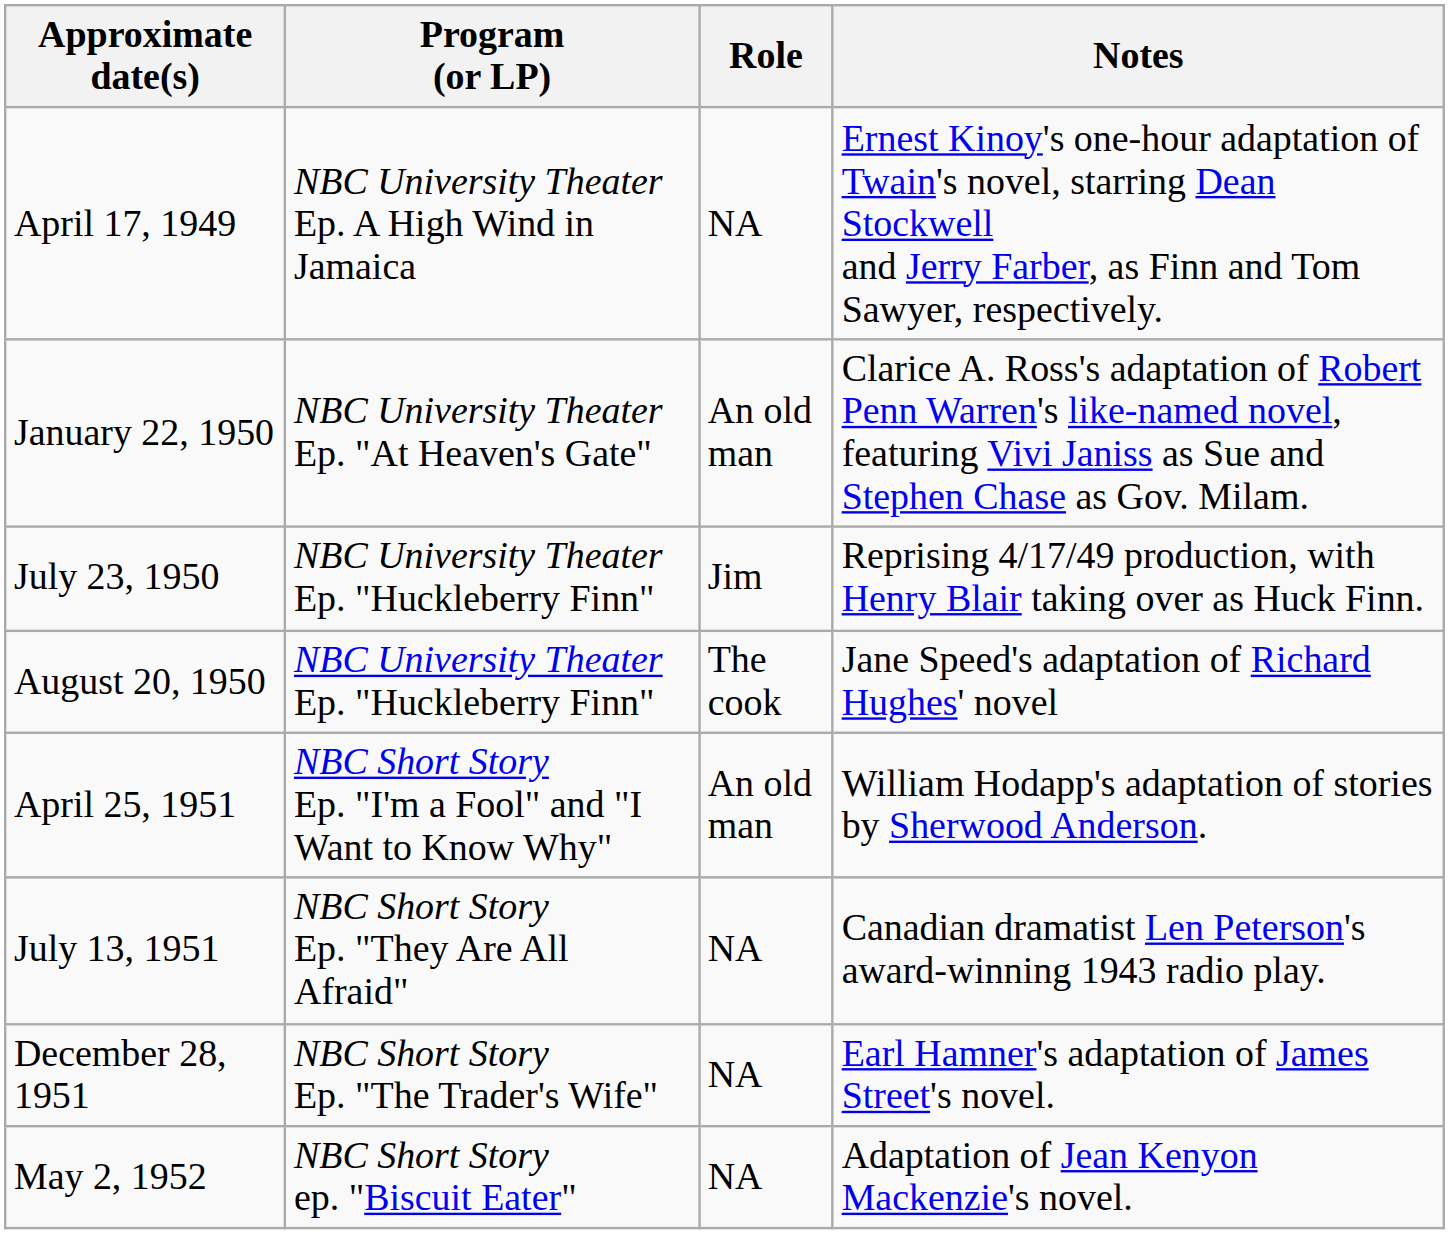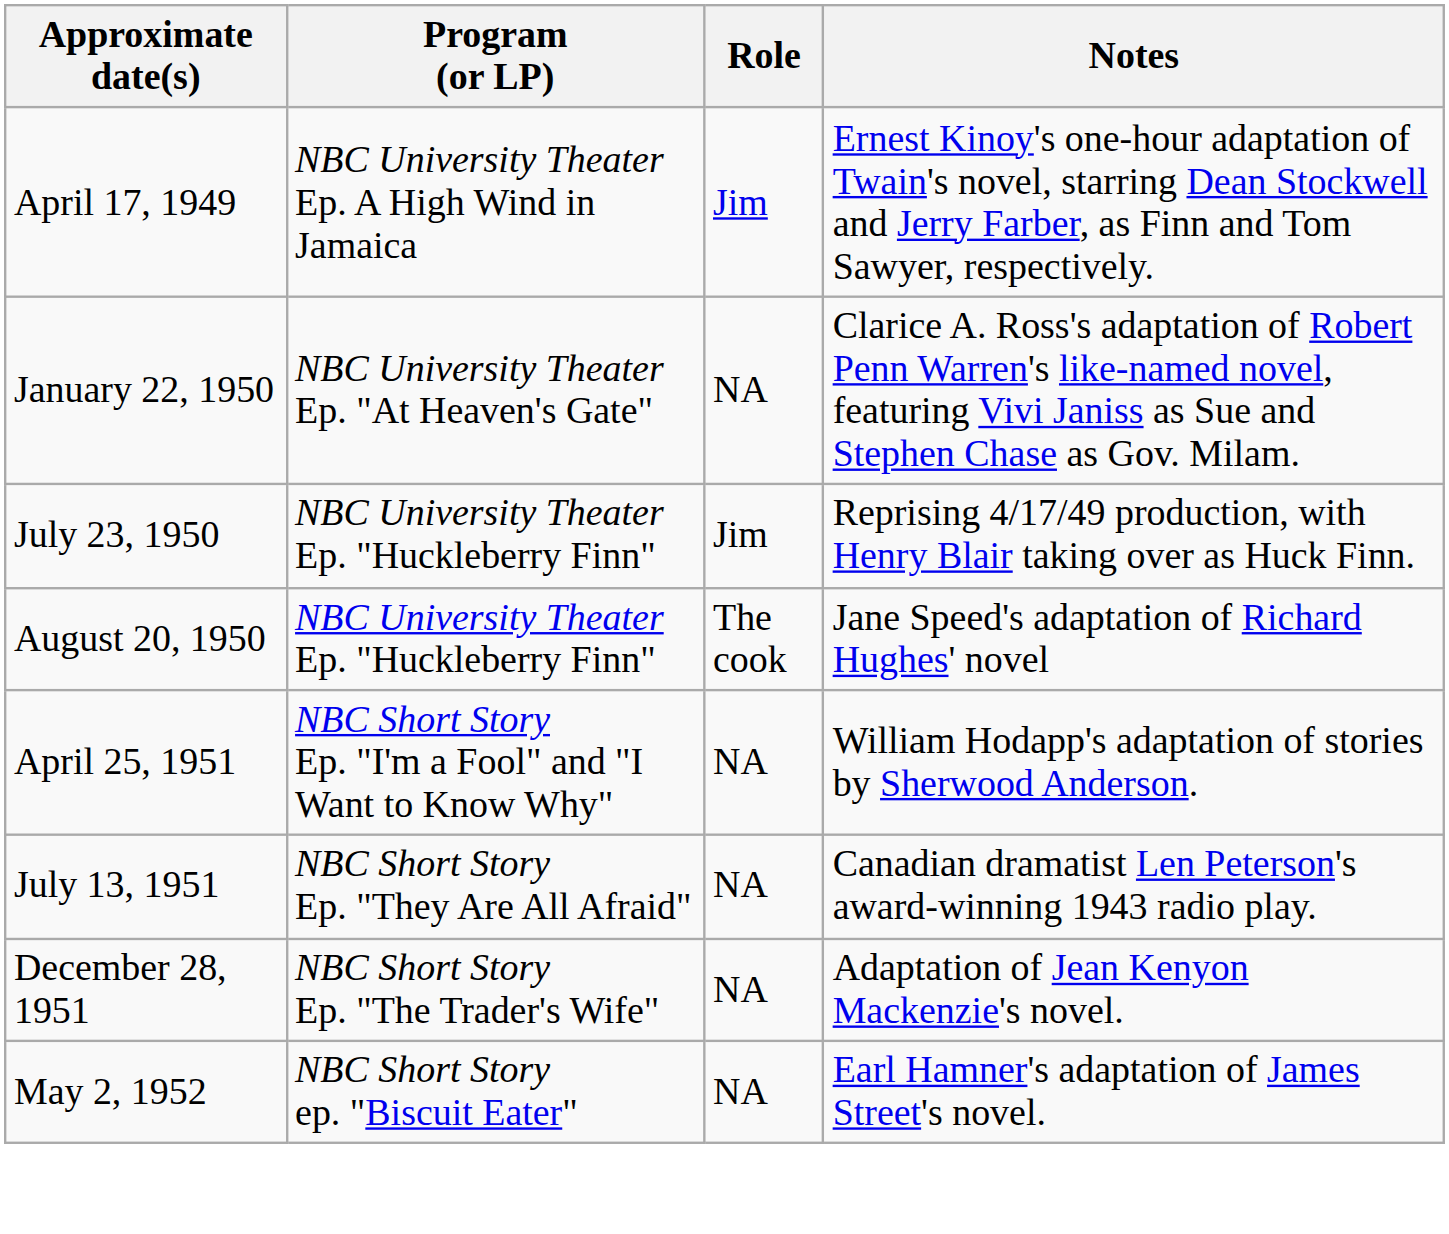(735, 222) NA -> (740, 201) Jim
(760, 432) An old man -> (740, 389) NA
(760, 804) An old man -> (740, 761) NA
(1105, 1074) Earl Hamner's adaptation of James Street's novel. -> (1041, 988) Adaptation of Jean Kenyon Mackenzie's novel.
(1050, 1176) Adaptation of Jean Kenyon Mackenzie's novel. -> (1096, 1091) Earl Hamner's adaptation of James Street's novel.
